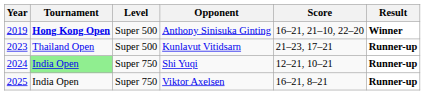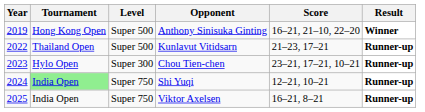(71, 30) bold -> (69, 30) normal
(17, 47) 2023 -> (17, 47) 2022
+ row: (191, 64)
